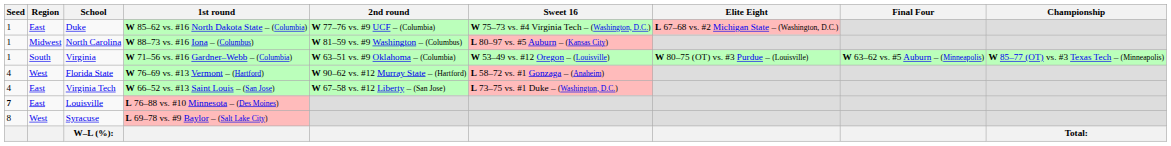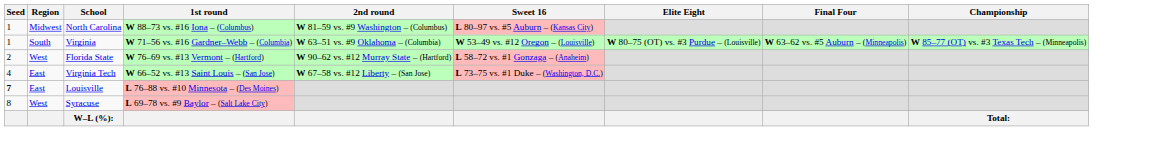- row: (76, 27)
(9, 73) 4 -> (9, 58) 2
